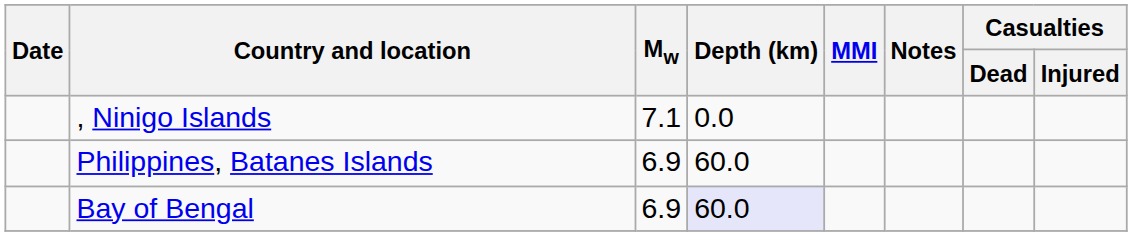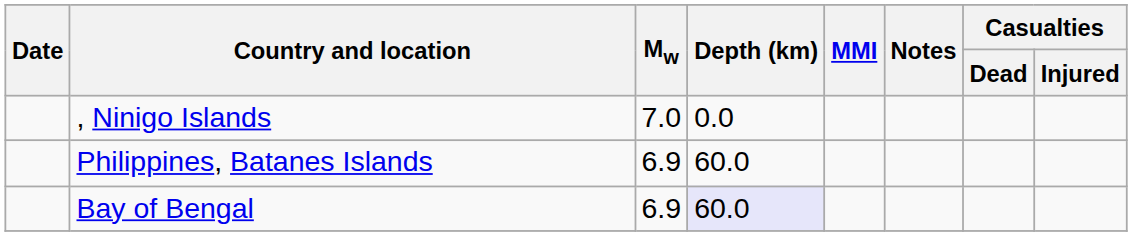(661, 117) 7.1 -> (661, 117) 7.0
